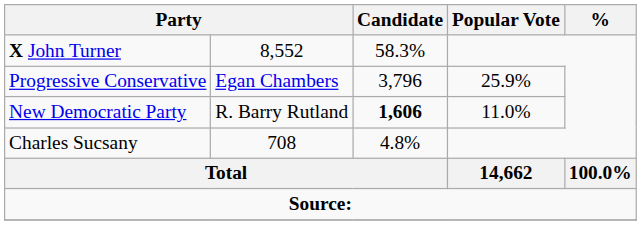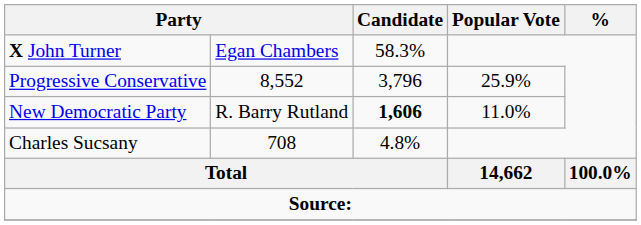(282, 50) 8,552 -> (277, 50) Egan Chambers
(277, 81) Egan Chambers -> (282, 81) 8,552
